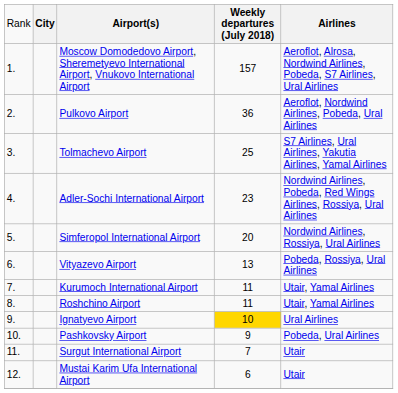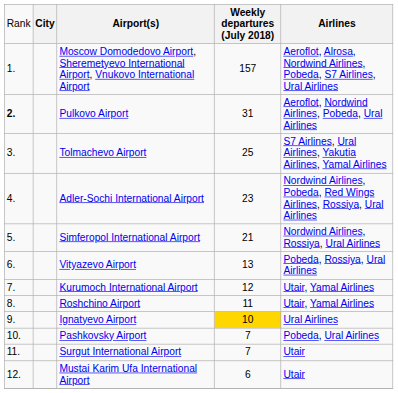(11, 114) normal -> (11, 114) bold
(248, 114) 36 -> (248, 114) 31
(248, 237) 20 -> (248, 237) 21
(248, 287) 11 -> (248, 287) 12
(248, 336) 9 -> (248, 336) 7
